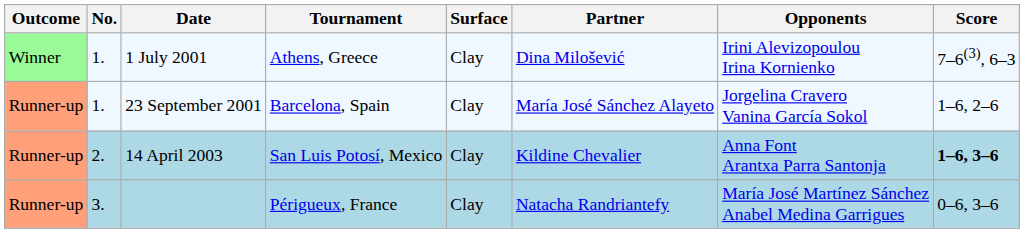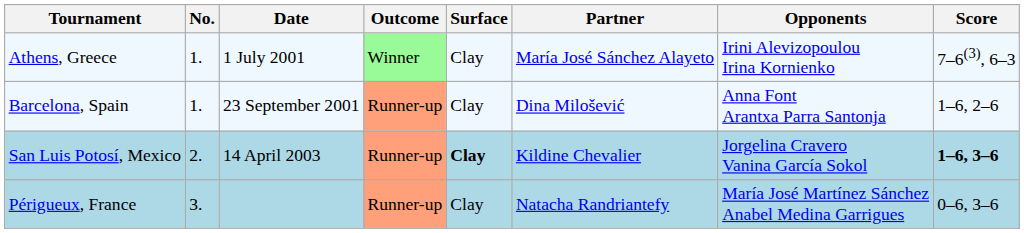columns swapped: (46, 18) <-> (356, 18)
(570, 56) Dina Milošević -> (615, 56) María José Sánchez Alayeto
(615, 105) María José Sánchez Alayeto -> (570, 105) Dina Milošević
(795, 105) Jorgelina Cravero Vanina García Sokol -> (804, 105) Anna Font Arantxa Parra Santonja
(467, 154) normal -> (468, 154) bold
(804, 154) Anna Font Arantxa Parra Santonja -> (795, 154) Jorgelina Cravero Vanina García Sokol
